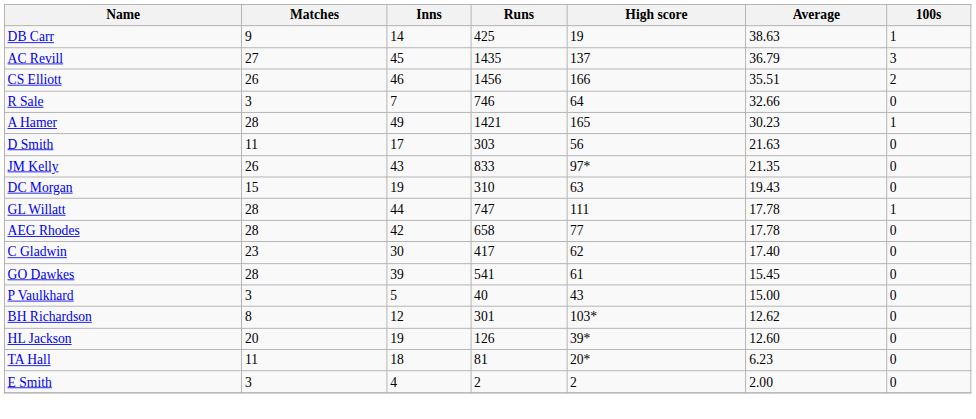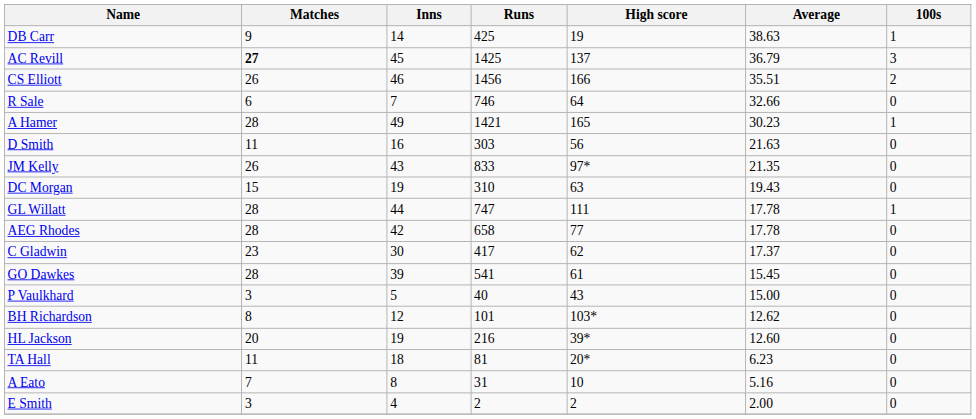(252, 58) normal -> (252, 58) bold
(488, 58) 1435 -> (488, 58) 1425
(248, 101) 3 -> (248, 101) 6
(397, 144) 17 -> (397, 144) 16
(764, 252) 17.40 -> (764, 252) 17.37
(484, 317) 301 -> (484, 317) 101
(484, 338) 126 -> (484, 338) 216
+ row: (26, 381)
